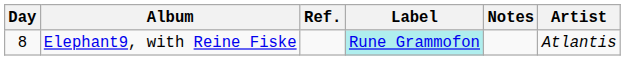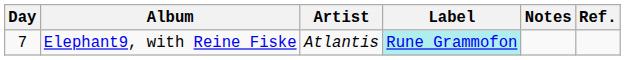columns swapped: (579, 17) <-> (323, 17)
(22, 43) 8 -> (22, 43) 7
